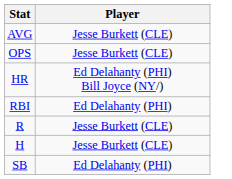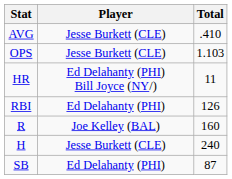+ column: (210, 14)
(122, 125) Jesse Burkett (CLE) -> (116, 125) Joe Kelley (BAL)
